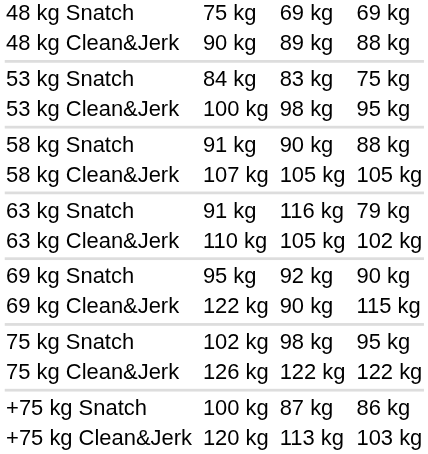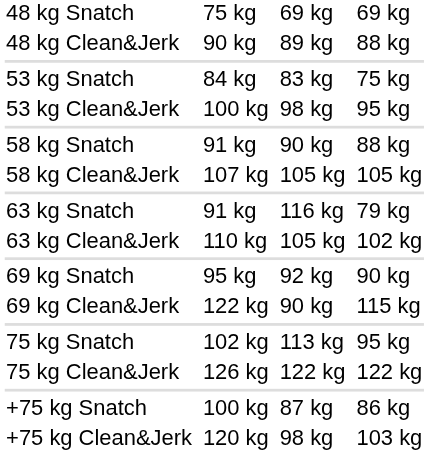(306, 342) 98 kg -> (312, 342) 113 kg
(312, 437) 113 kg -> (306, 437) 98 kg
